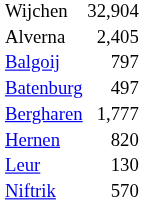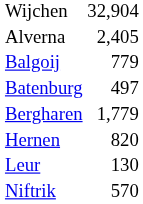(125, 62) 797 -> (125, 62) 779
(118, 113) 1,777 -> (118, 113) 1,779
